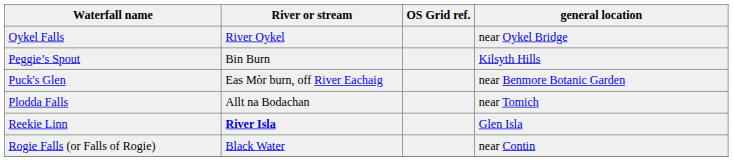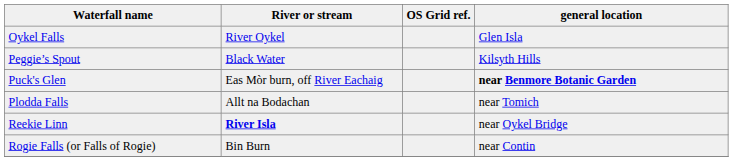(523, 37) near Oykel Bridge -> (501, 37) Glen Isla
(248, 58) Bin Burn -> (255, 58) Black Water
(552, 80) normal -> (557, 80) bold
(501, 124) Glen Isla -> (523, 124) near Oykel Bridge
(255, 145) Black Water -> (248, 145) Bin Burn
